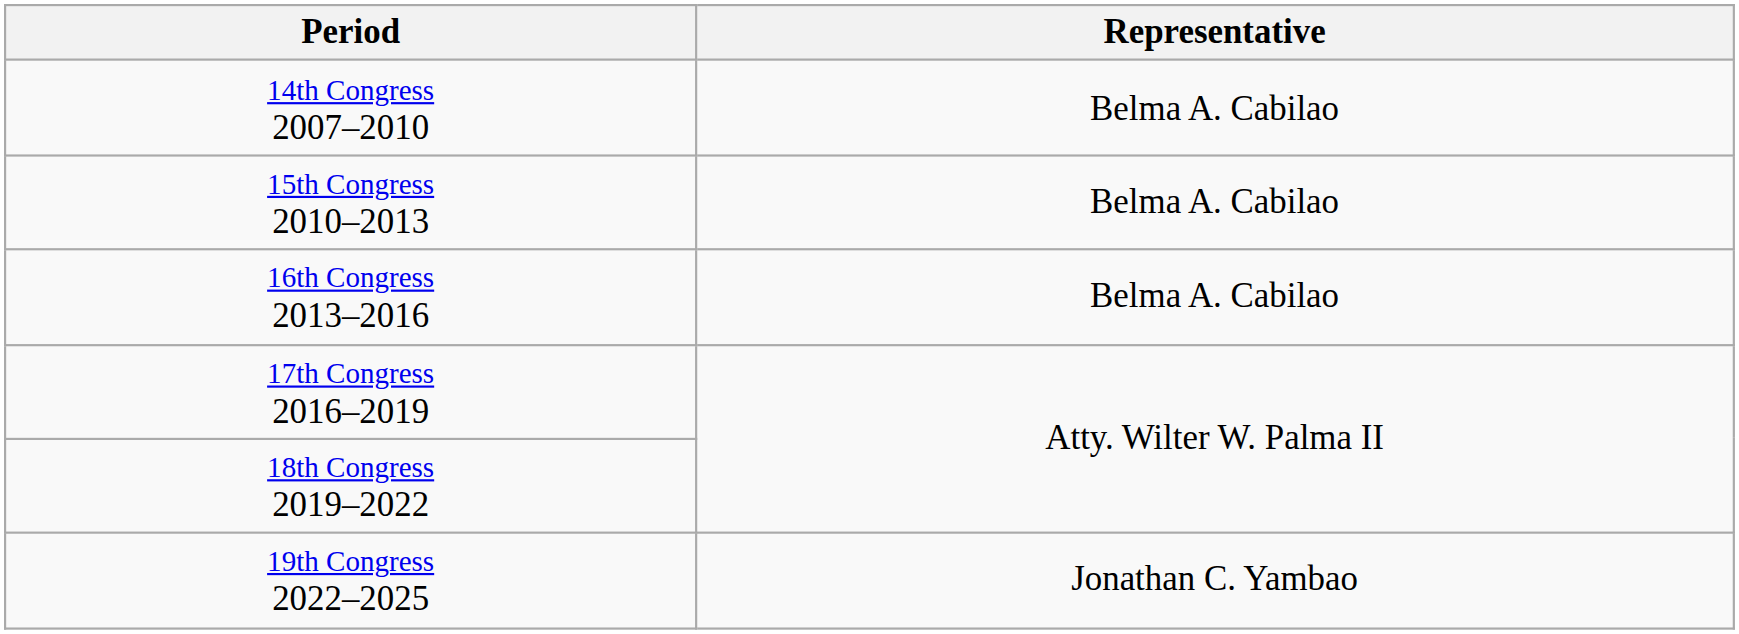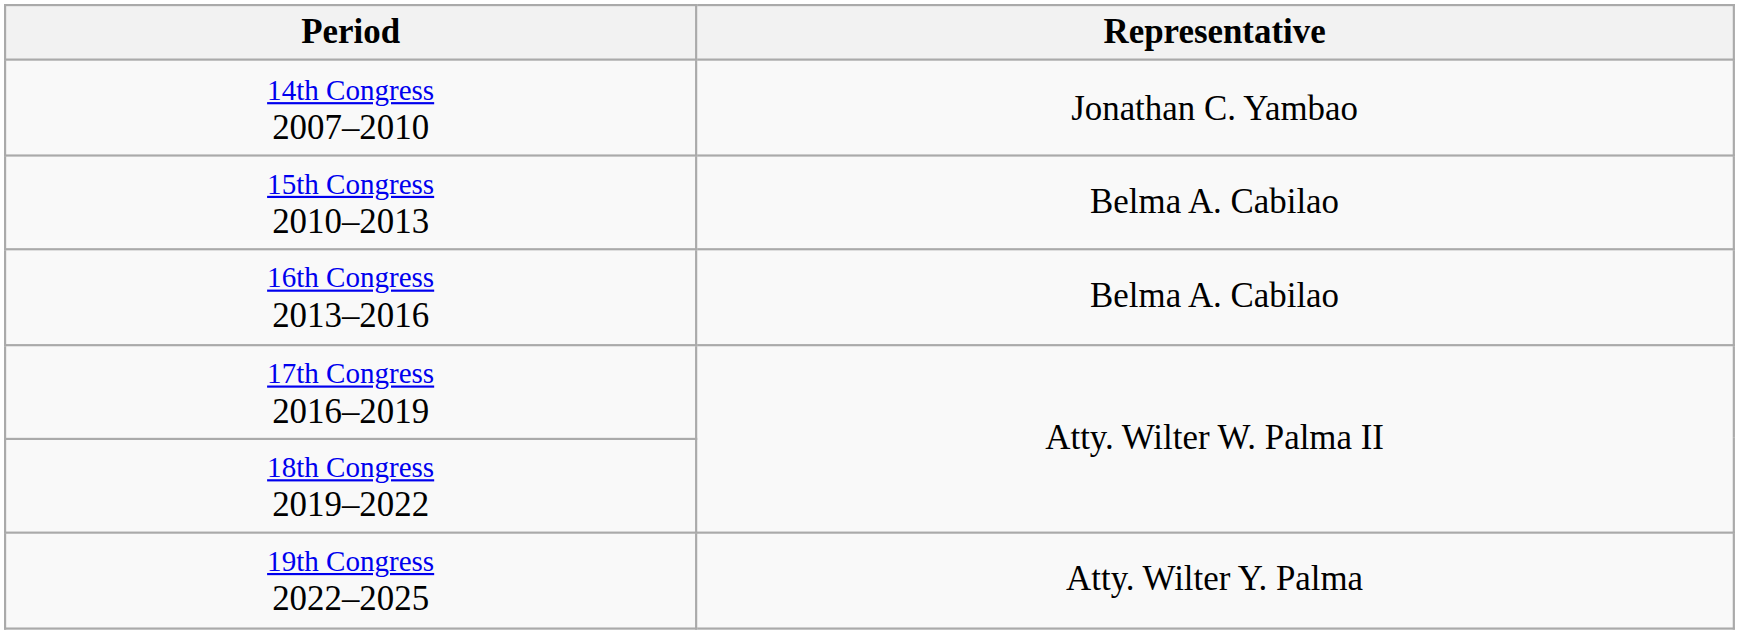(1215, 107) Belma A. Cabilao -> (1215, 107) Jonathan C. Yambao
(1215, 579) Jonathan C. Yambao -> (1215, 579) Atty. Wilter Y. Palma
